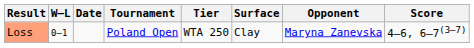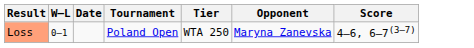- column: (257, 13)
